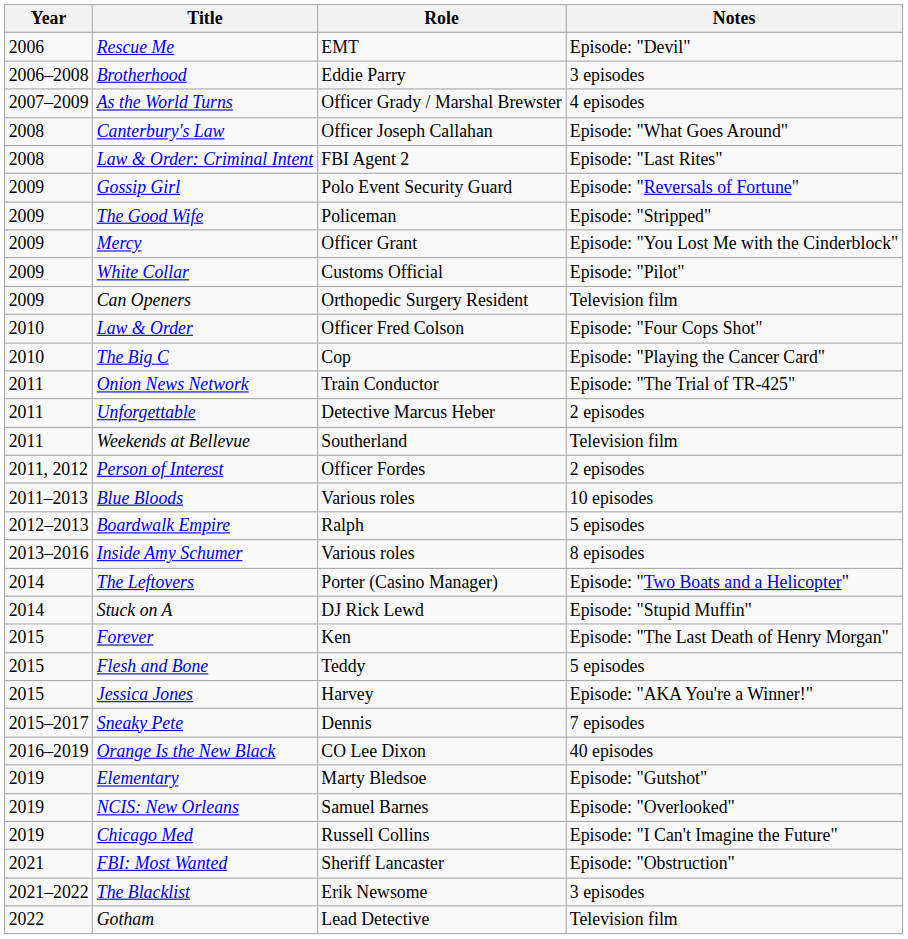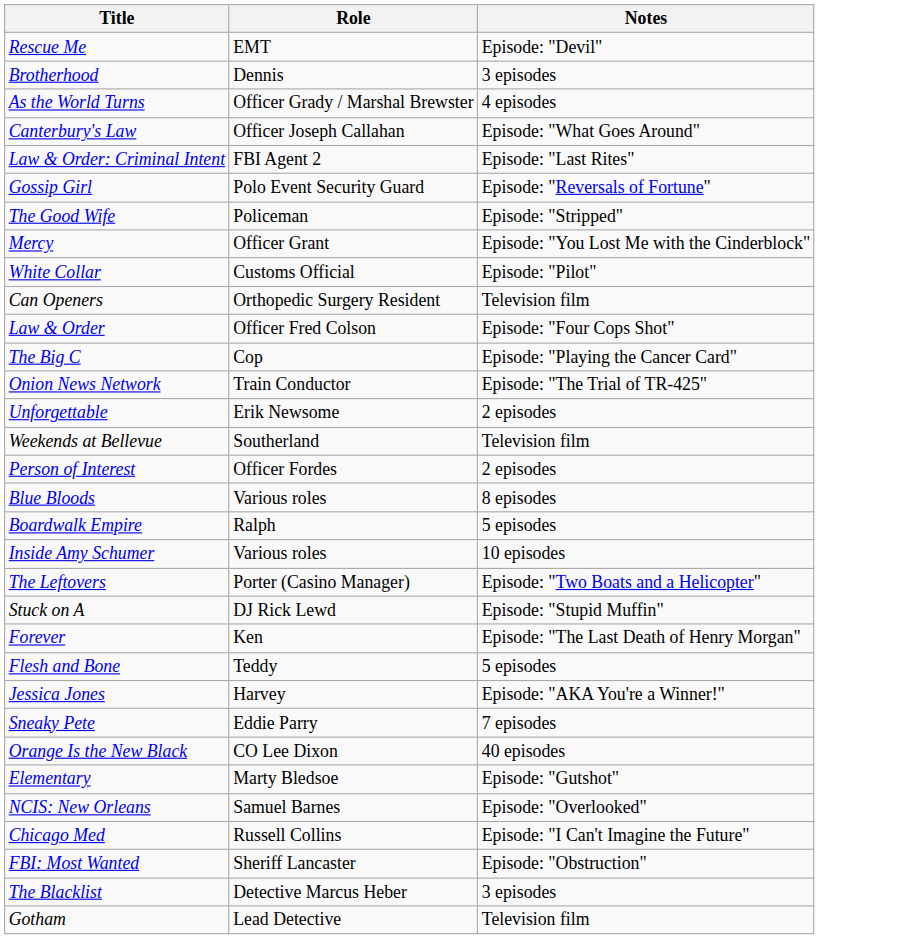- column: (49, 18)
(364, 74) Eddie Parry -> (258, 74) Dennis
(408, 412) Detective Marcus Heber -> (286, 412) Erik Newsome
(612, 497) 10 episodes -> (519, 497) 8 episodes
(607, 553) 8 episodes -> (523, 553) 10 episodes
(347, 722) Dennis -> (275, 722) Eddie Parry
(374, 891) Erik Newsome -> (320, 891) Detective Marcus Heber
